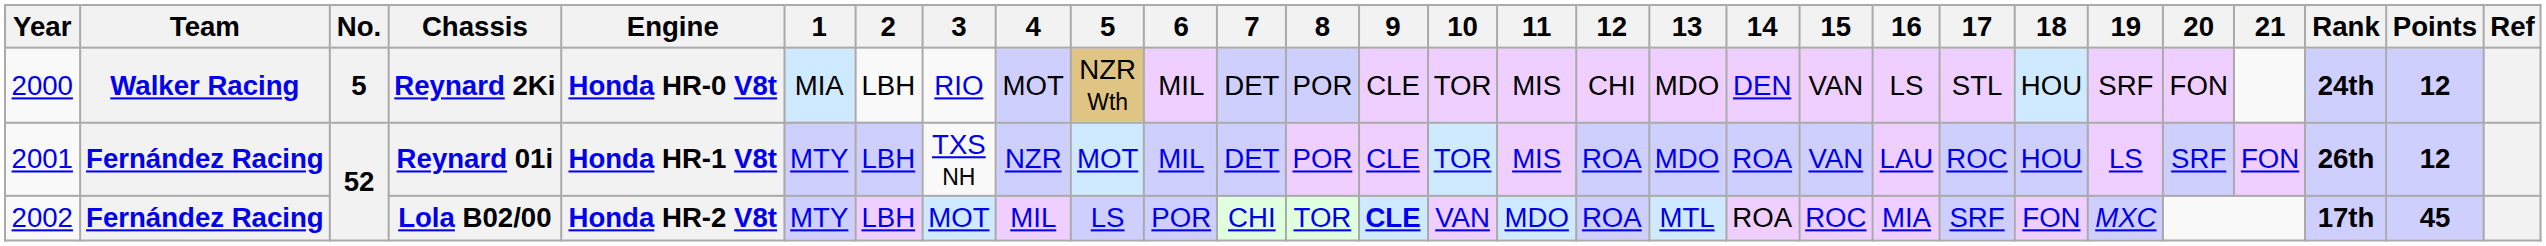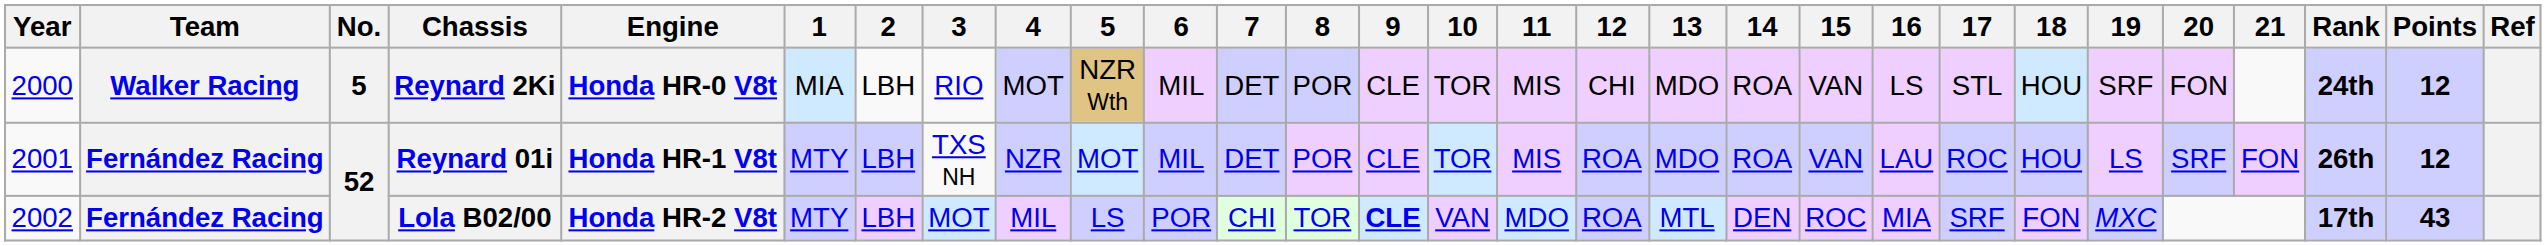(1762, 85) DEN -> (1762, 85) ROA
(1762, 218) ROA -> (1762, 218) DEN
(2435, 218) 45 -> (2435, 218) 43
